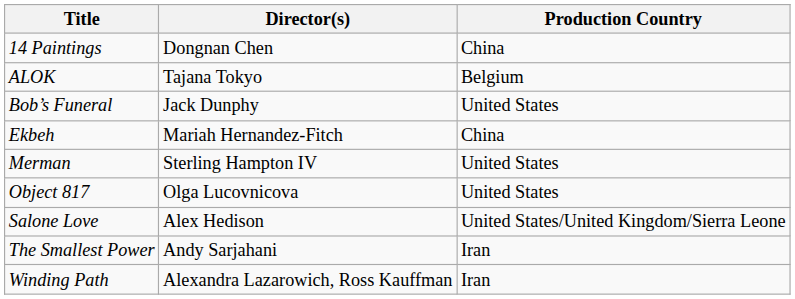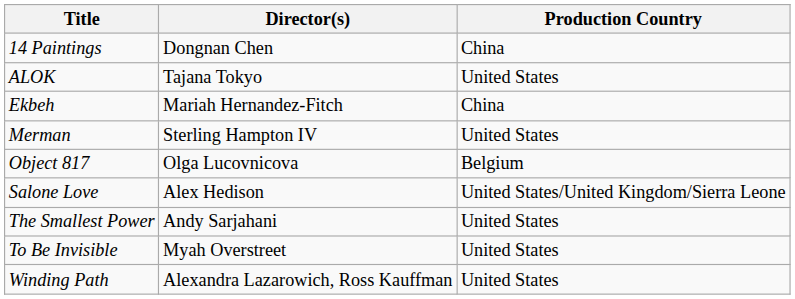(492, 76) Belgium -> (510, 76) United States
- row: (61, 105)
(510, 192) United States -> (492, 163) Belgium
(476, 250) Iran -> (510, 221) United States
+ row: (63, 250)
(476, 279) Iran -> (510, 279) United States
